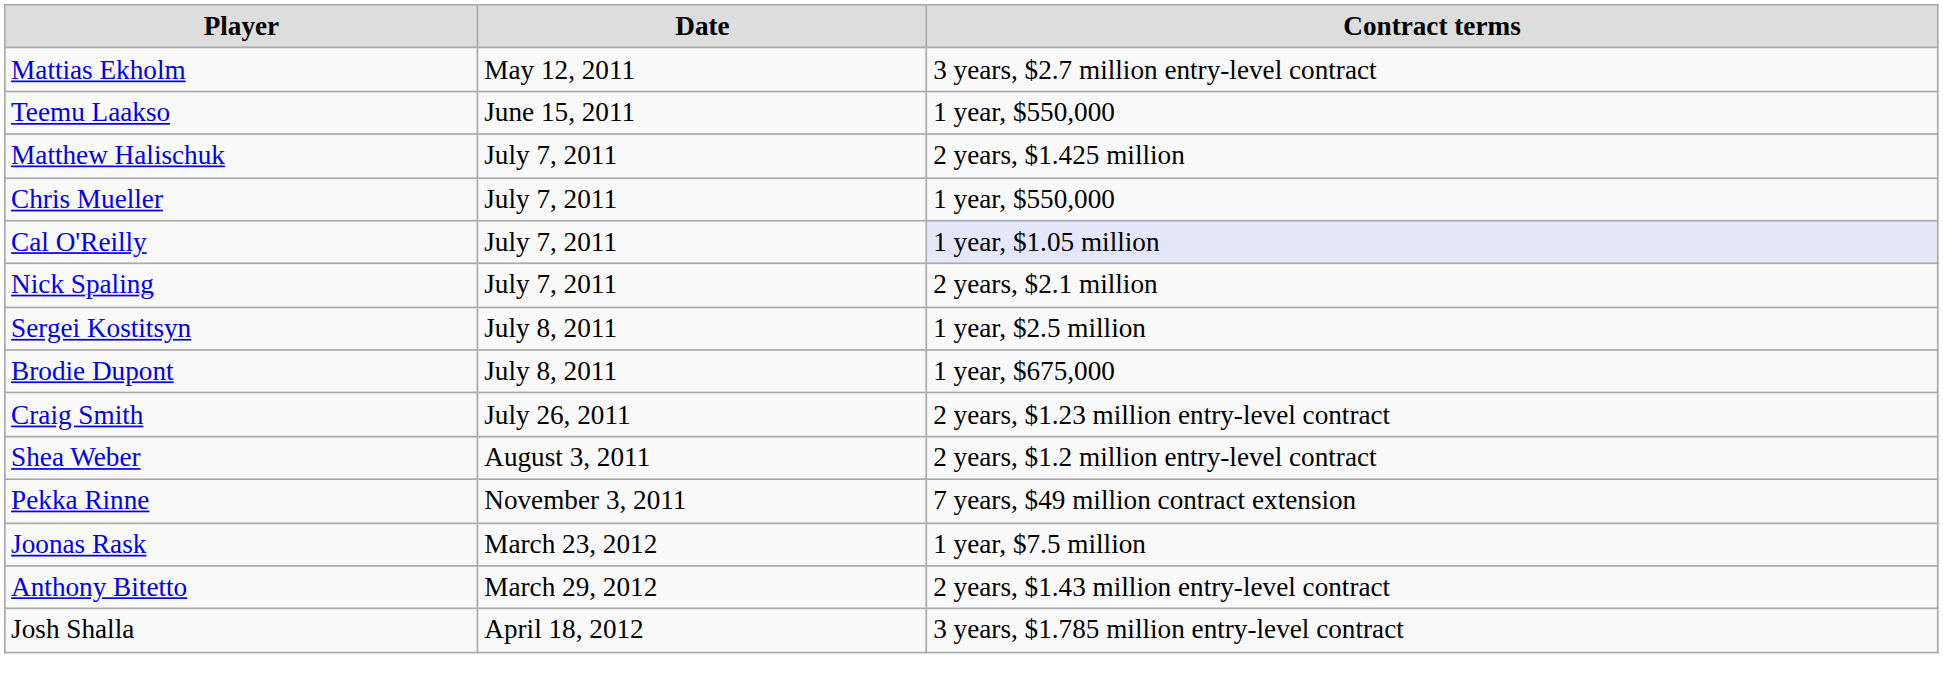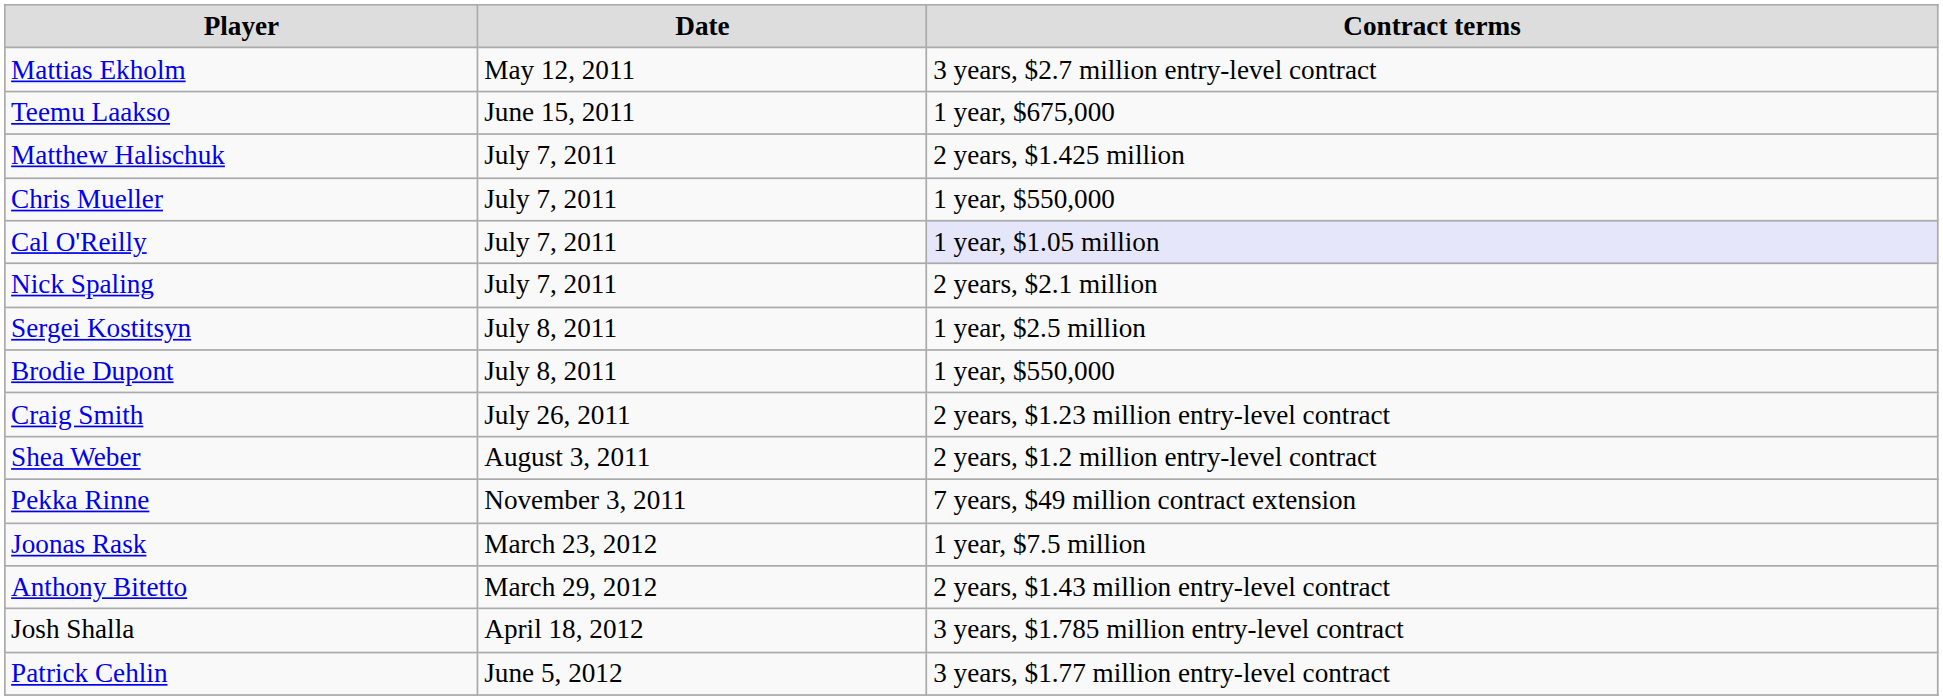(1024, 112) 1 year, $550,000 -> (1024, 112) 1 year, $675,000
(1024, 371) 1 year, $675,000 -> (1024, 371) 1 year, $550,000
+ row: (89, 673)
